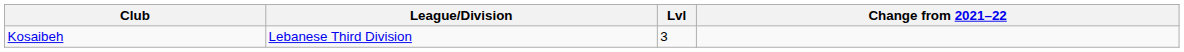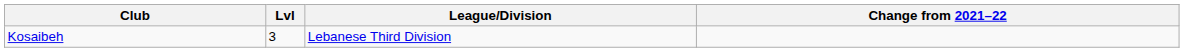columns swapped: (461, 15) <-> (677, 15)
